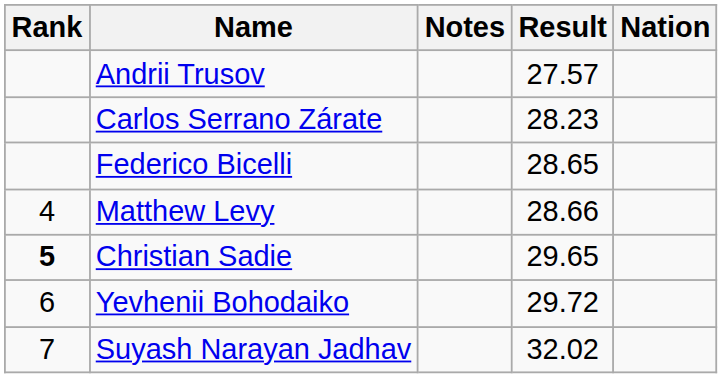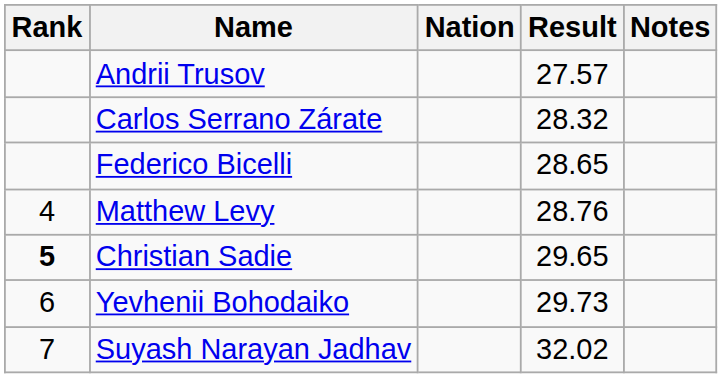columns swapped: (665, 27) <-> (465, 27)
(563, 119) 28.23 -> (572, 119) 28.32
(563, 211) 28.66 -> (572, 211) 28.76
(563, 303) 29.72 -> (572, 303) 29.73
